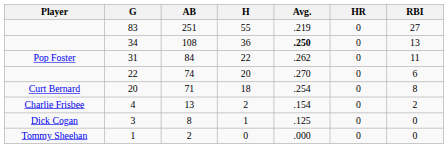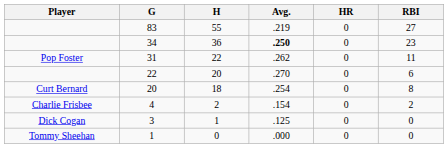- column: (189, 12)
(415, 43) 13 -> (411, 43) 23
